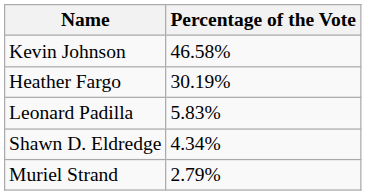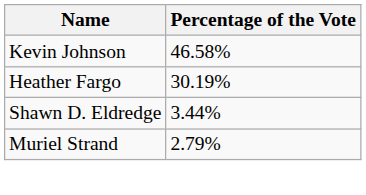- row: (71, 112)
(196, 143) 4.34% -> (196, 112) 3.44%
